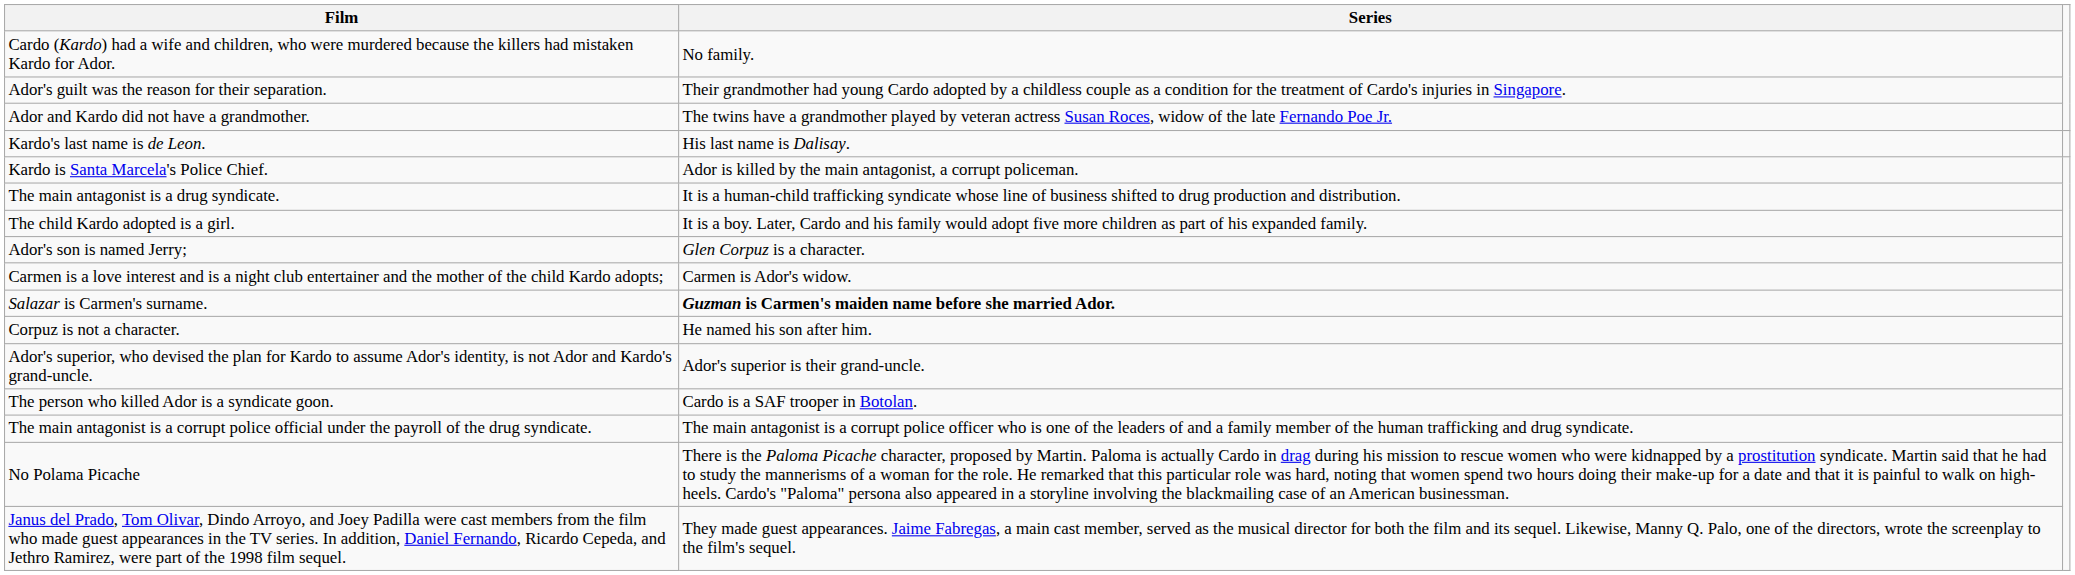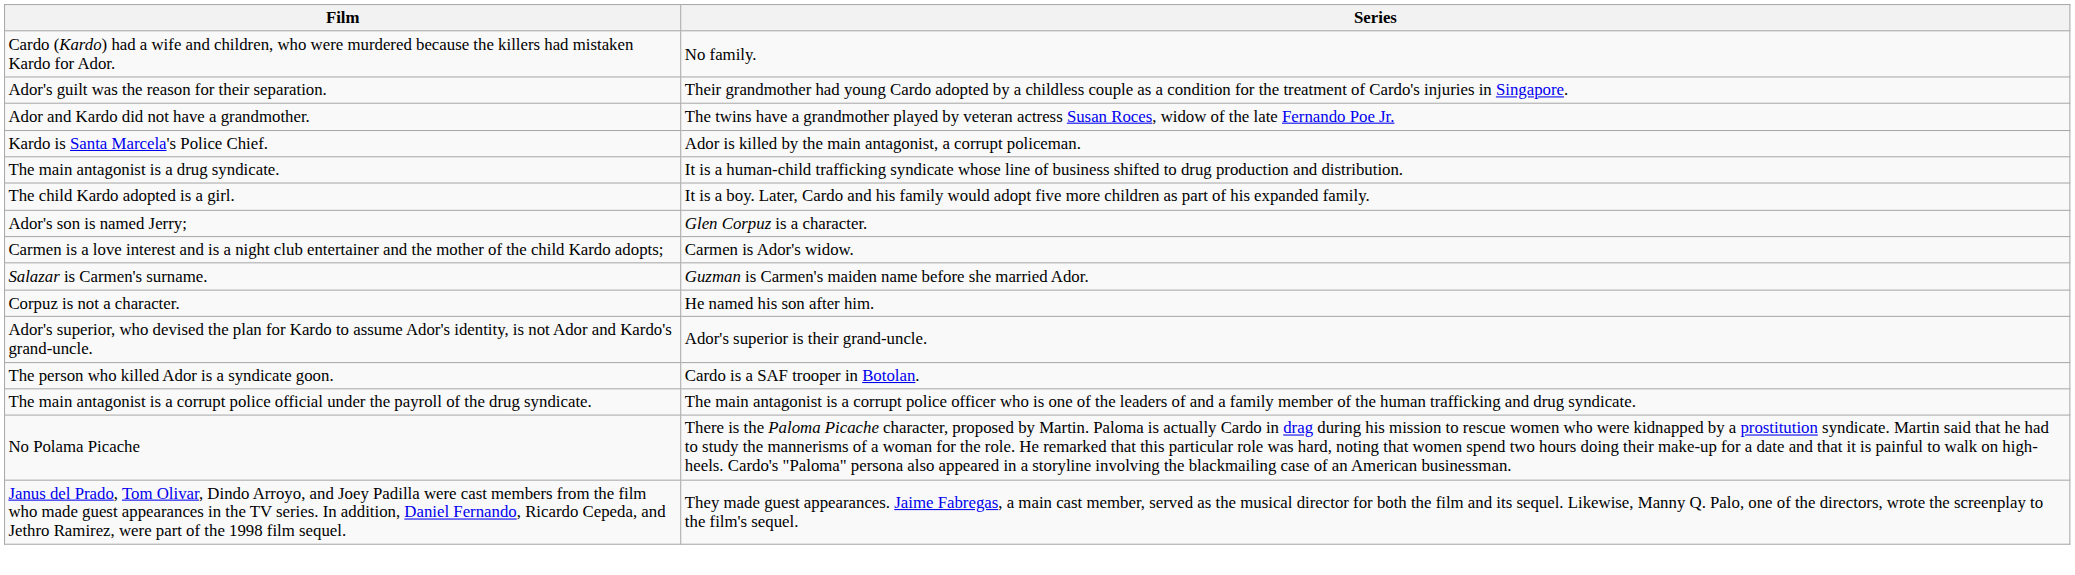- row: (107, 143)
(899, 303) bold -> (887, 276) normal
